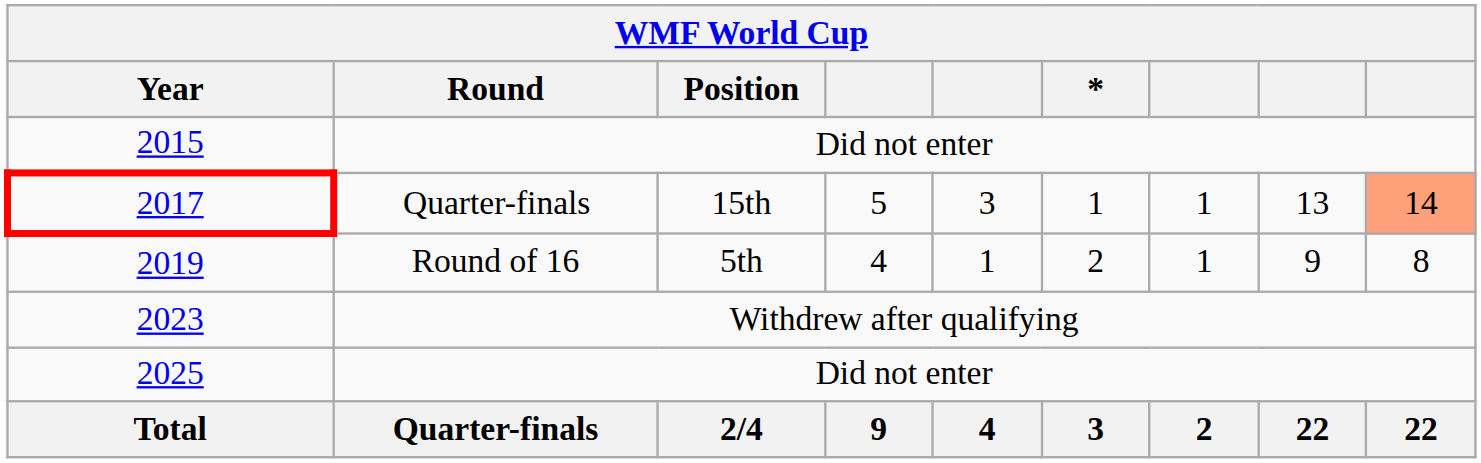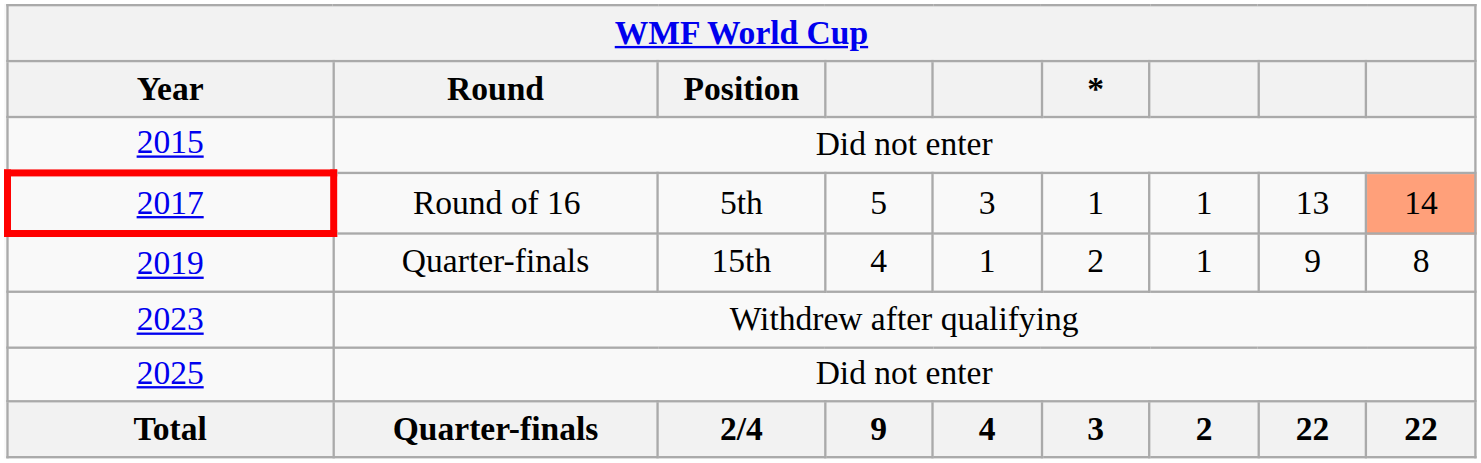(497, 203) Quarter-finals -> (497, 203) Round of 16
(741, 203) 15th -> (741, 203) 5th
(496, 262) Round of 16 -> (496, 262) Quarter-finals
(741, 262) 5th -> (741, 262) 15th
